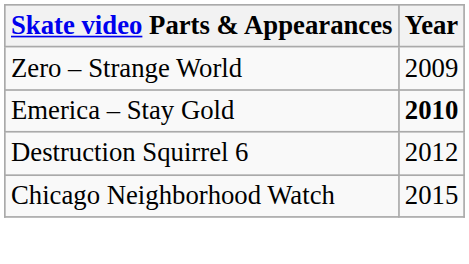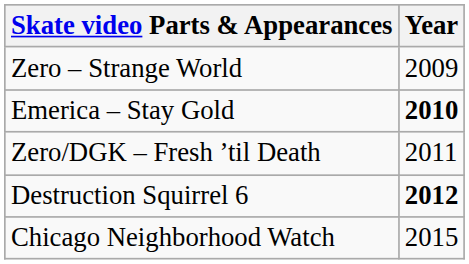+ row: (166, 152)
(432, 152) normal -> (432, 195) bold
